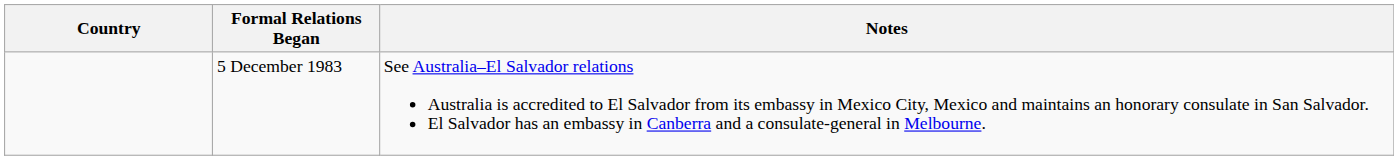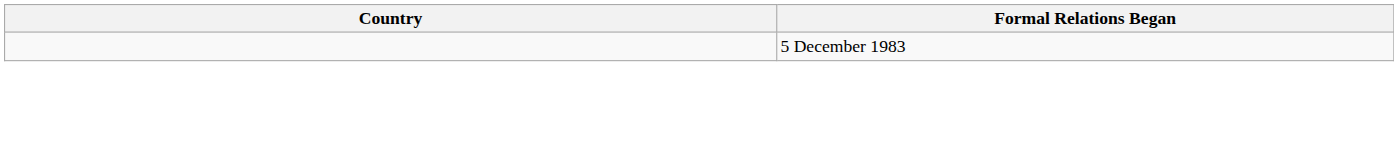- column: (887, 28)
